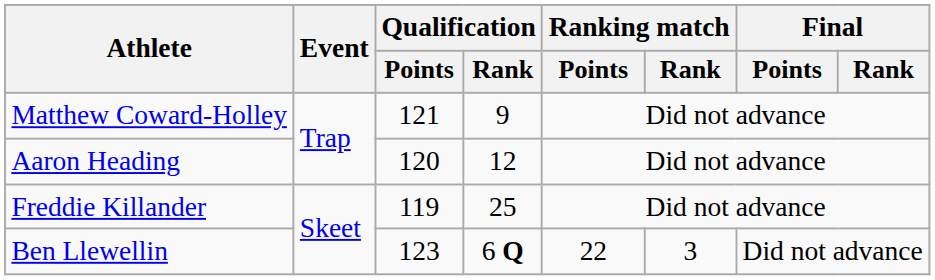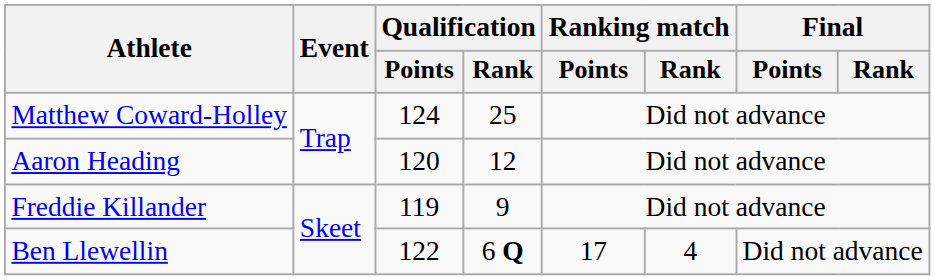(419, 115) 121 -> (419, 115) 124
(503, 115) 9 -> (503, 115) 25
(503, 206) 25 -> (503, 206) 9
(419, 251) 123 -> (419, 251) 122
(593, 251) 22 -> (593, 251) 17
(690, 251) 3 -> (690, 251) 4
